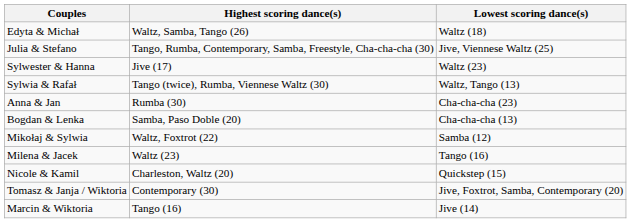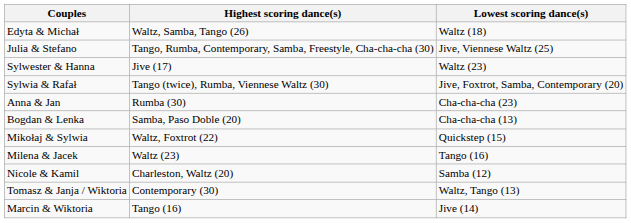(479, 84) Waltz, Tango (13) -> (531, 84) Jive, Foxtrot, Samba, Contemporary (20)
(465, 137) Samba (12) -> (472, 137) Quickstep (15)
(472, 173) Quickstep (15) -> (465, 173) Samba (12)
(531, 191) Jive, Foxtrot, Samba, Contemporary (20) -> (479, 191) Waltz, Tango (13)
